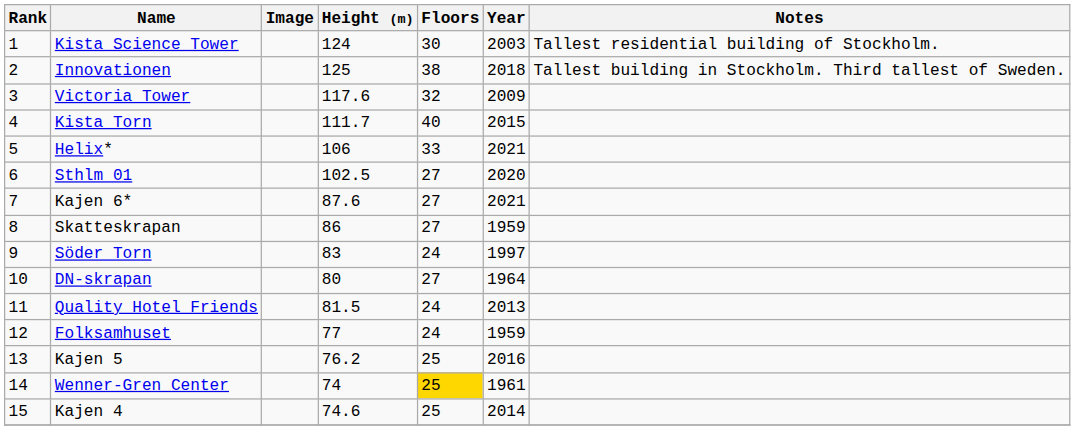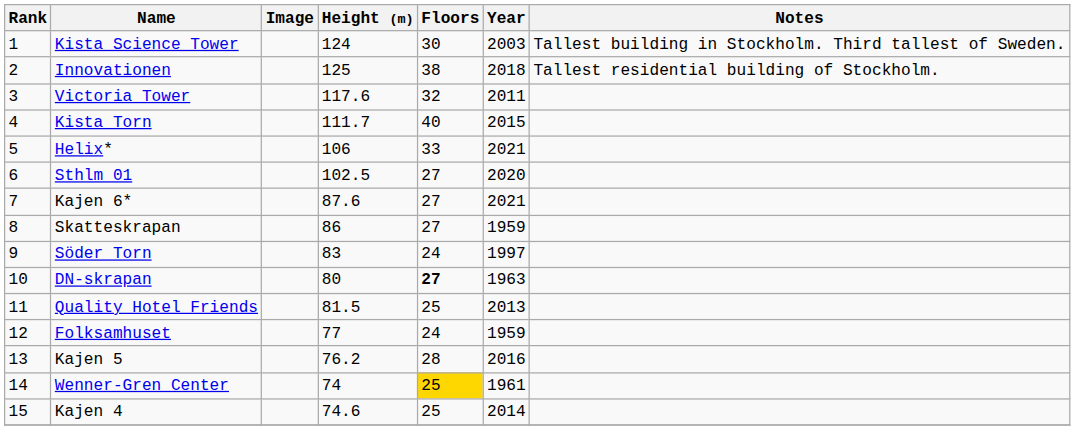(737, 44) Tallest residential building of Stockholm. -> (799, 44) Tallest building in Stockholm. Third tallest of Sweden.
(799, 70) Tallest building in Stockholm. Third tallest of Sweden. -> (737, 70) Tallest residential building of Stockholm.
(506, 97) 2009 -> (506, 97) 2011
(431, 280) normal -> (431, 280) bold
(506, 280) 1964 -> (506, 280) 1963
(431, 307) 24 -> (431, 307) 25
(431, 359) 25 -> (431, 359) 28
